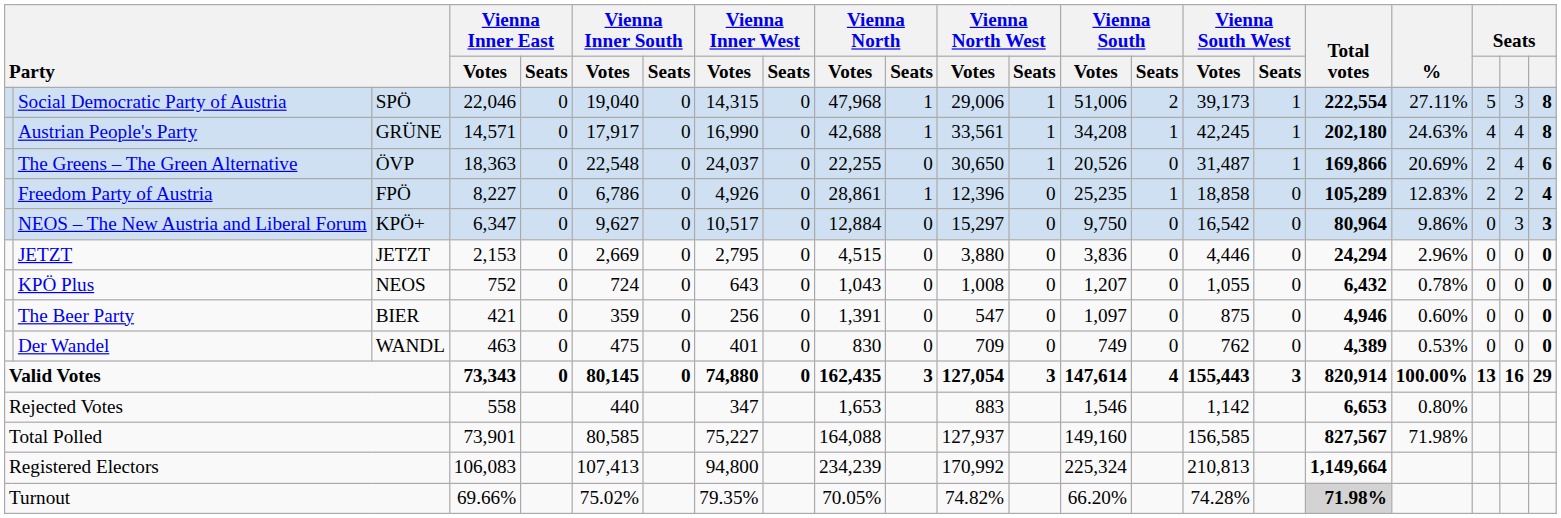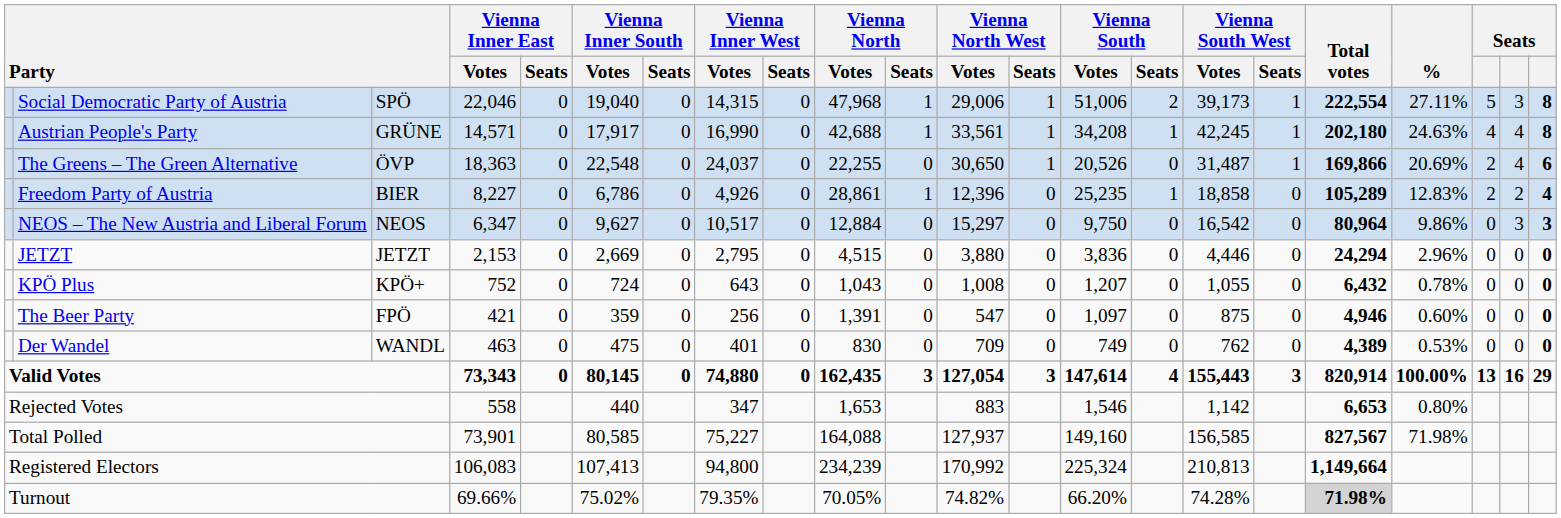(393, 193) FPÖ -> (398, 193) BIER
(400, 224) KPÖ+ -> (401, 224) NEOS
(401, 284) NEOS -> (400, 284) KPÖ+
(398, 315) BIER -> (393, 315) FPÖ
